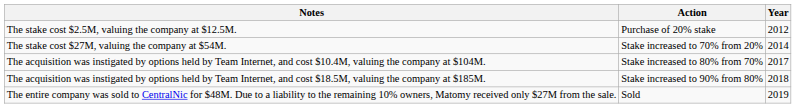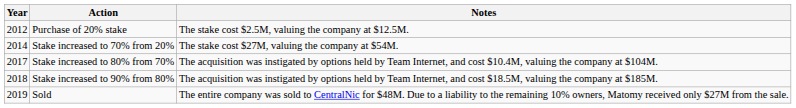columns swapped: (778, 12) <-> (312, 12)
